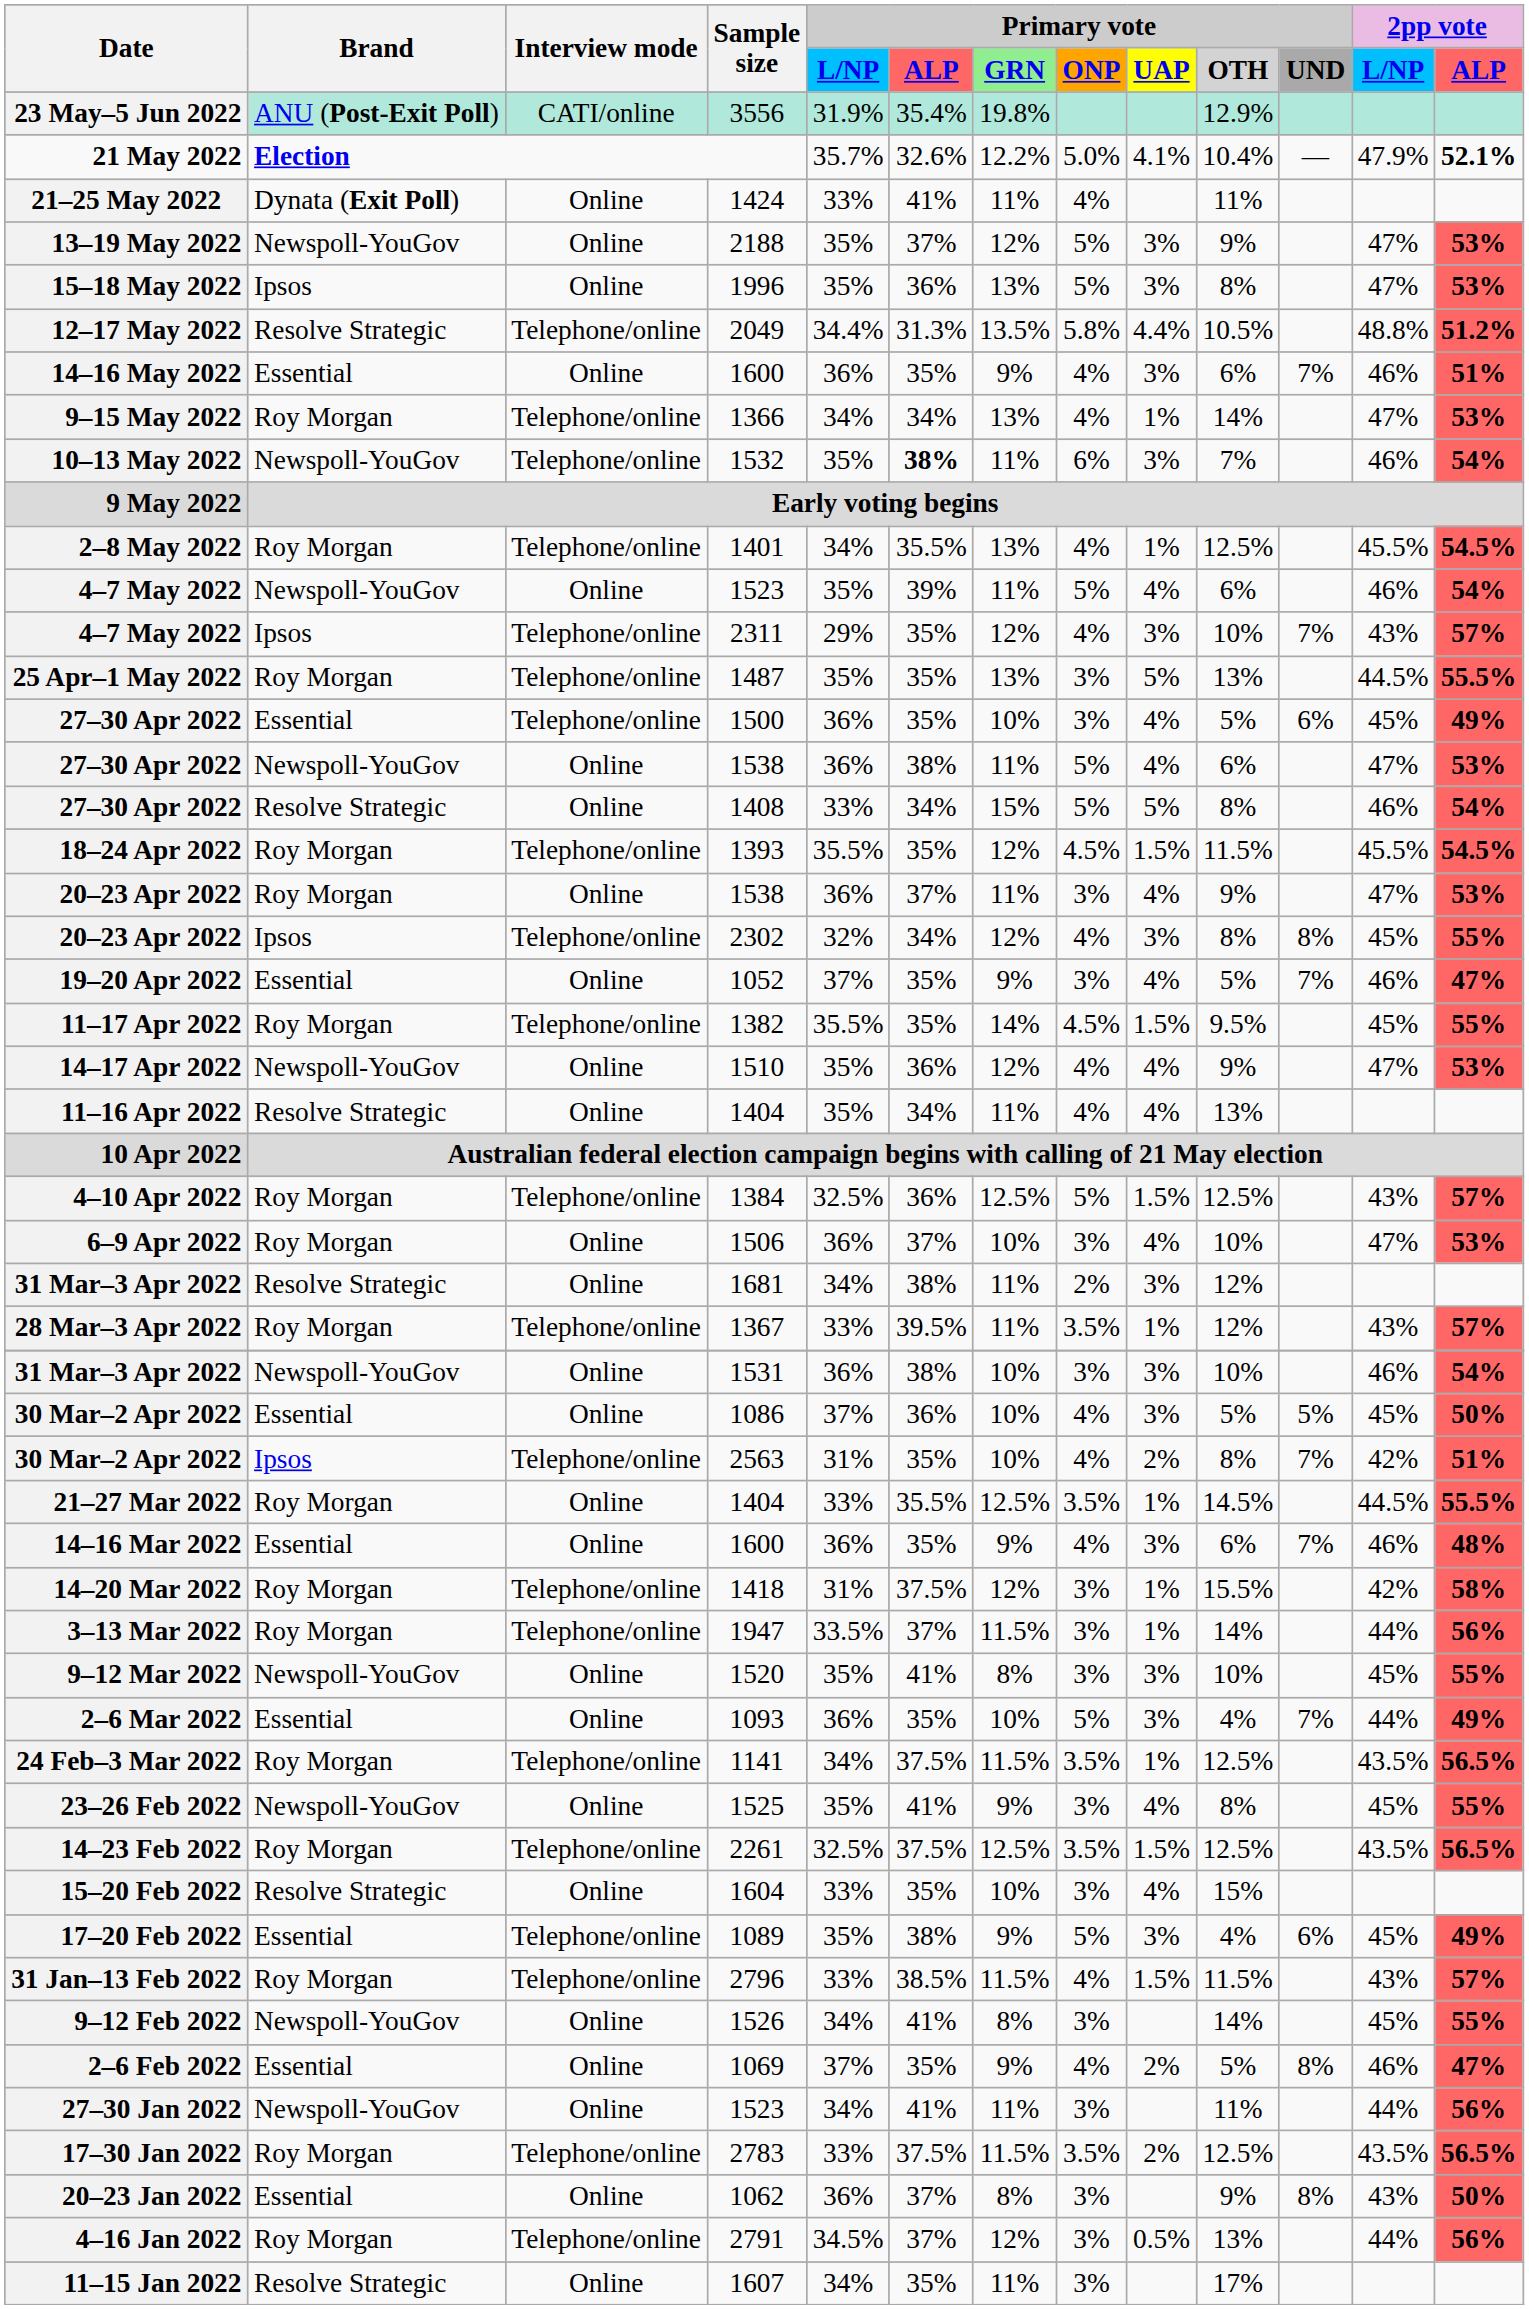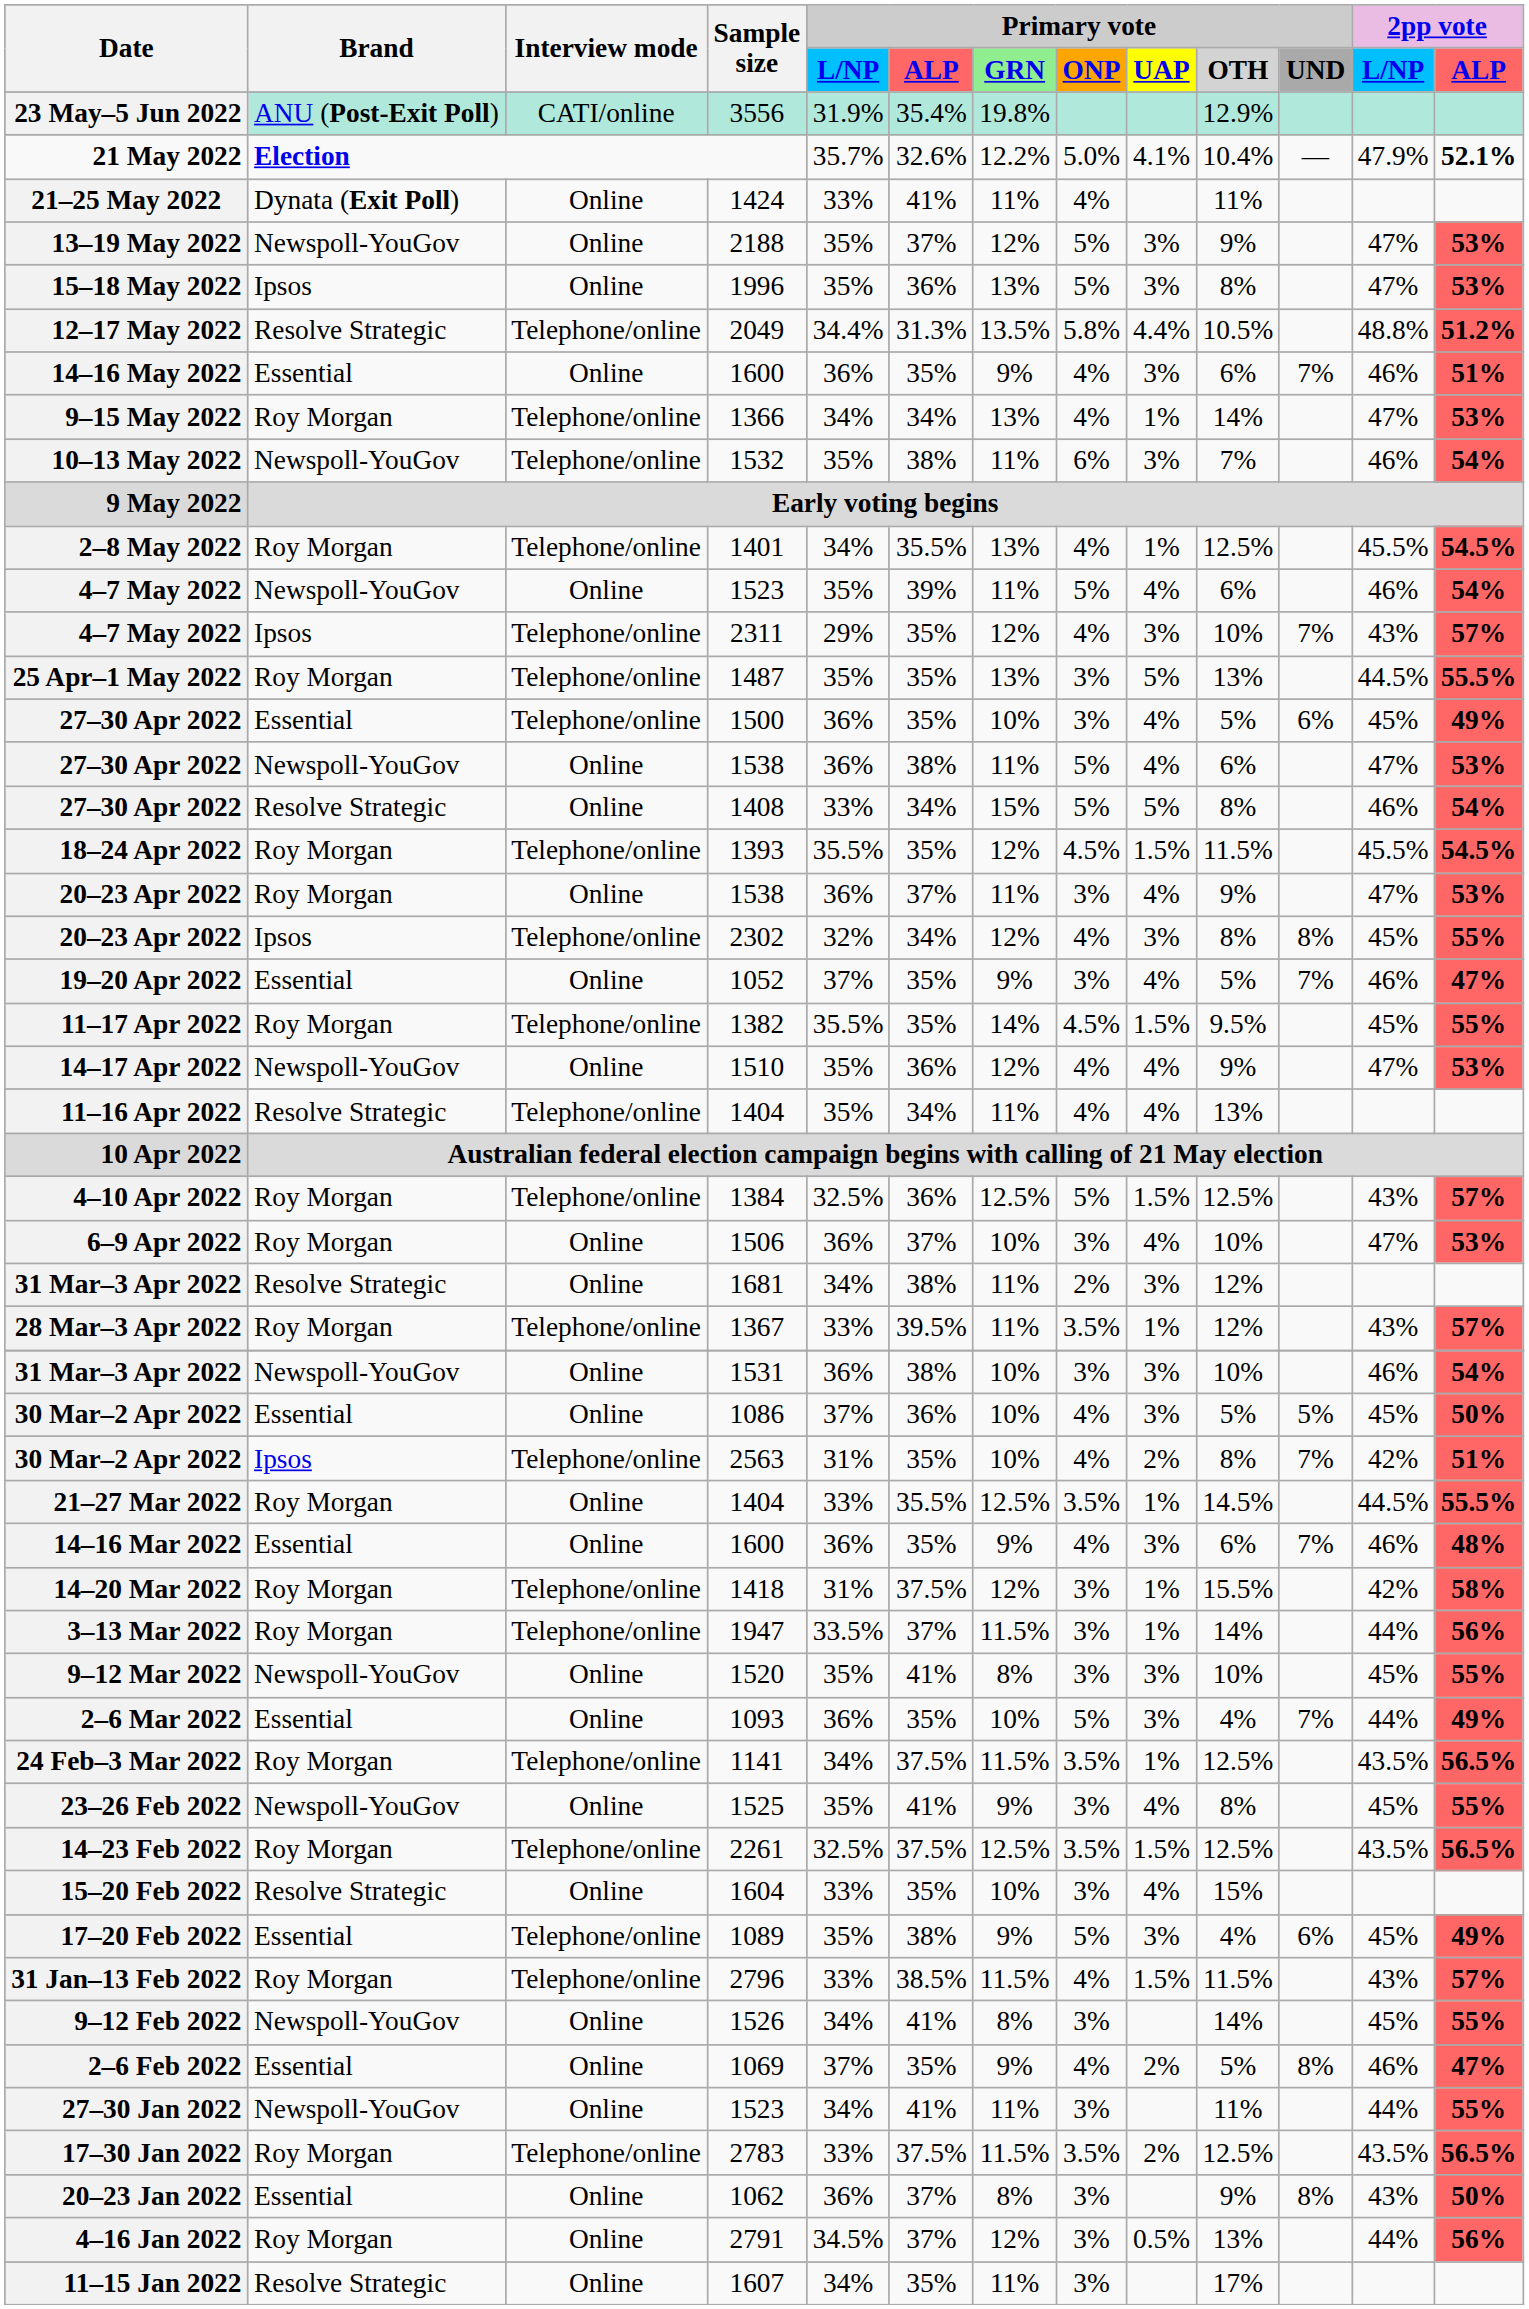(931, 460) bold -> (931, 460) normal
(606, 1110) Online -> (606, 1110) Telephone/online
(1479, 2108) 56% -> (1479, 2108) 55%
(606, 2239) Telephone/online -> (606, 2239) Online
